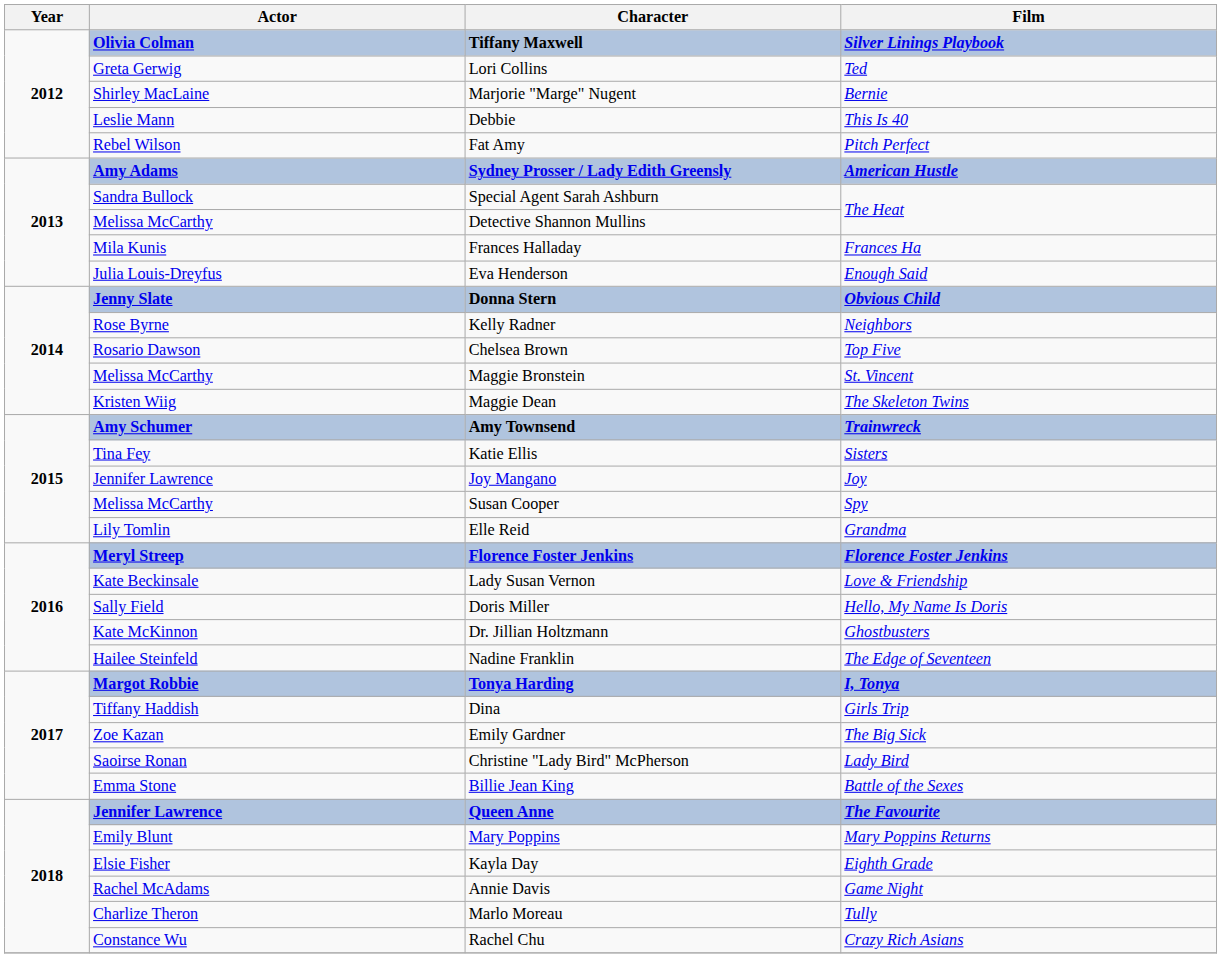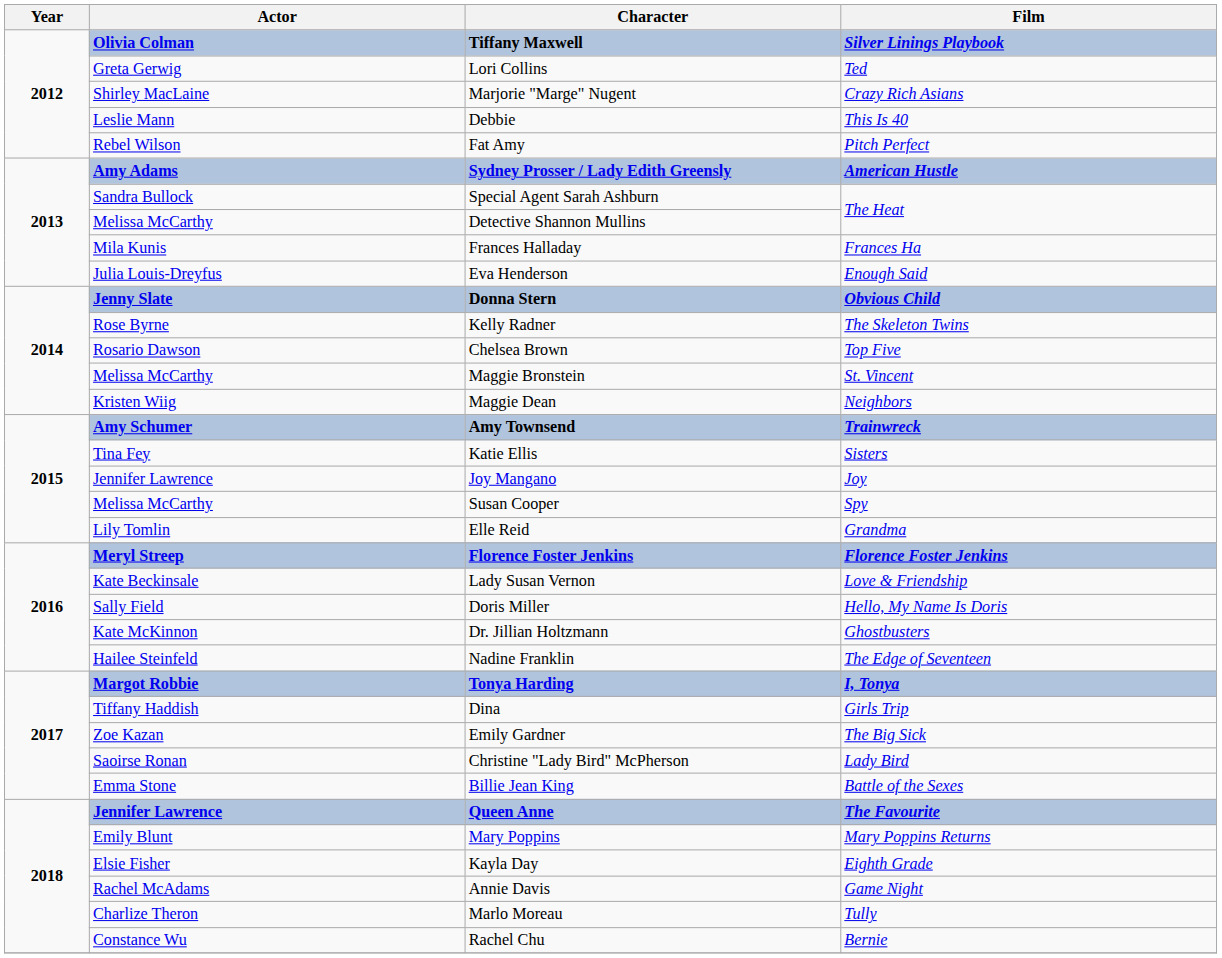(866, 94) Bernie -> (904, 94) Crazy Rich Asians
(878, 324) Neighbors -> (907, 324) The Skeleton Twins
(907, 401) The Skeleton Twins -> (878, 401) Neighbors
(904, 939) Crazy Rich Asians -> (866, 939) Bernie
